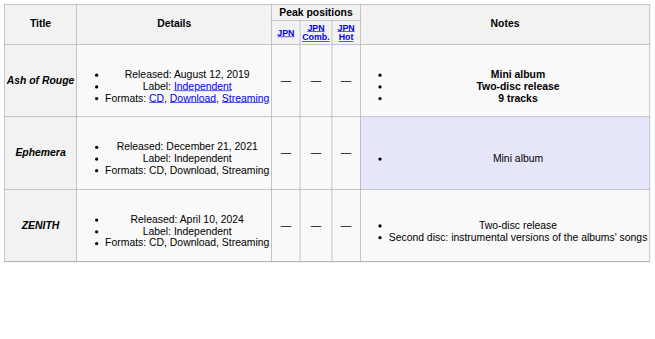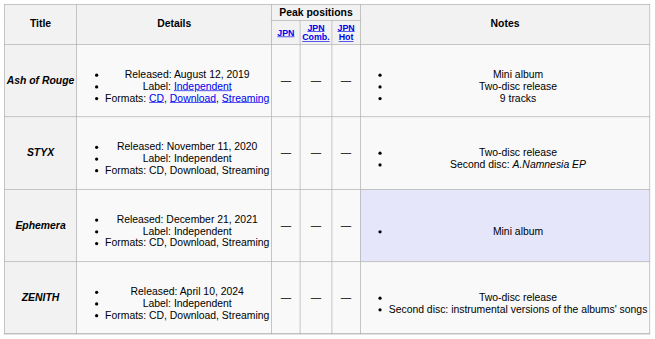(505, 87) bold -> (505, 87) normal
+ row: (41, 153)
